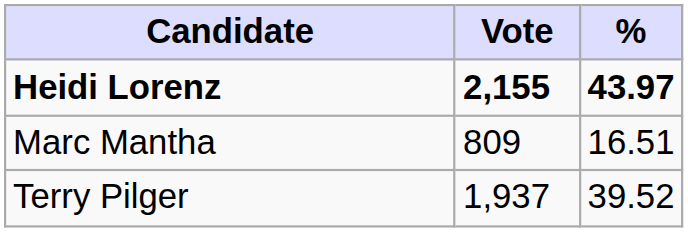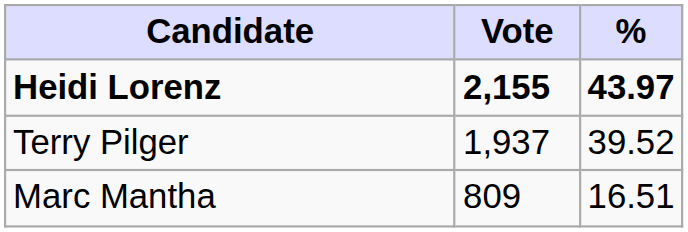rows swapped: (101, 197) <-> (114, 142)
